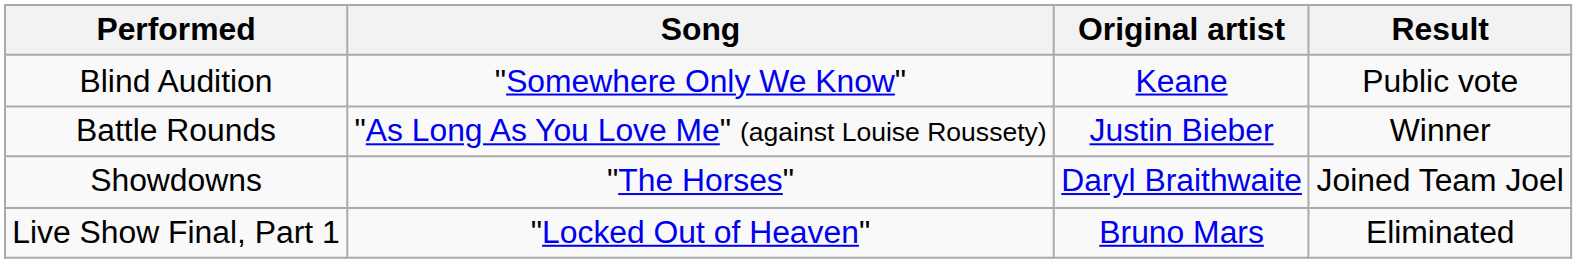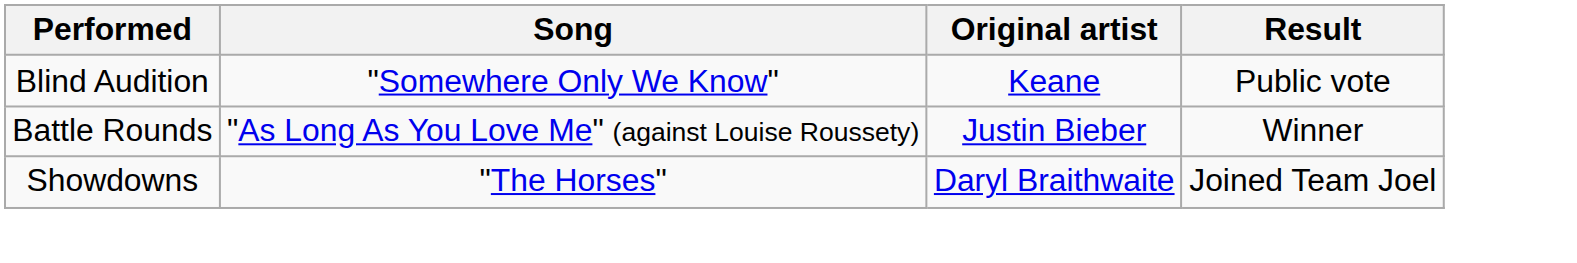- row: (176, 231)
